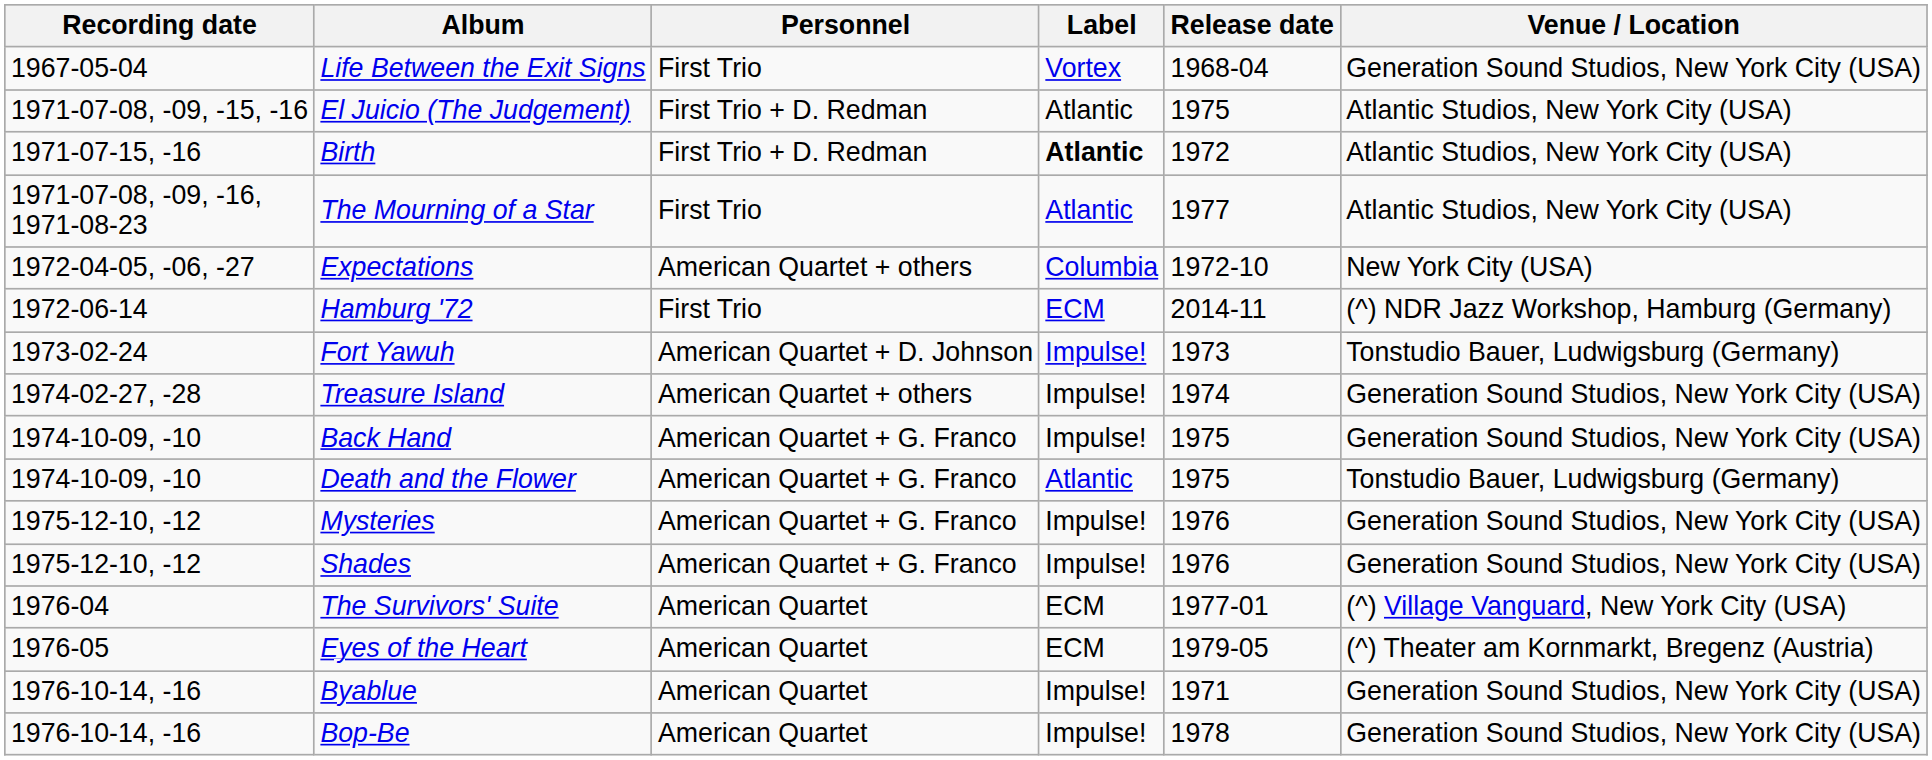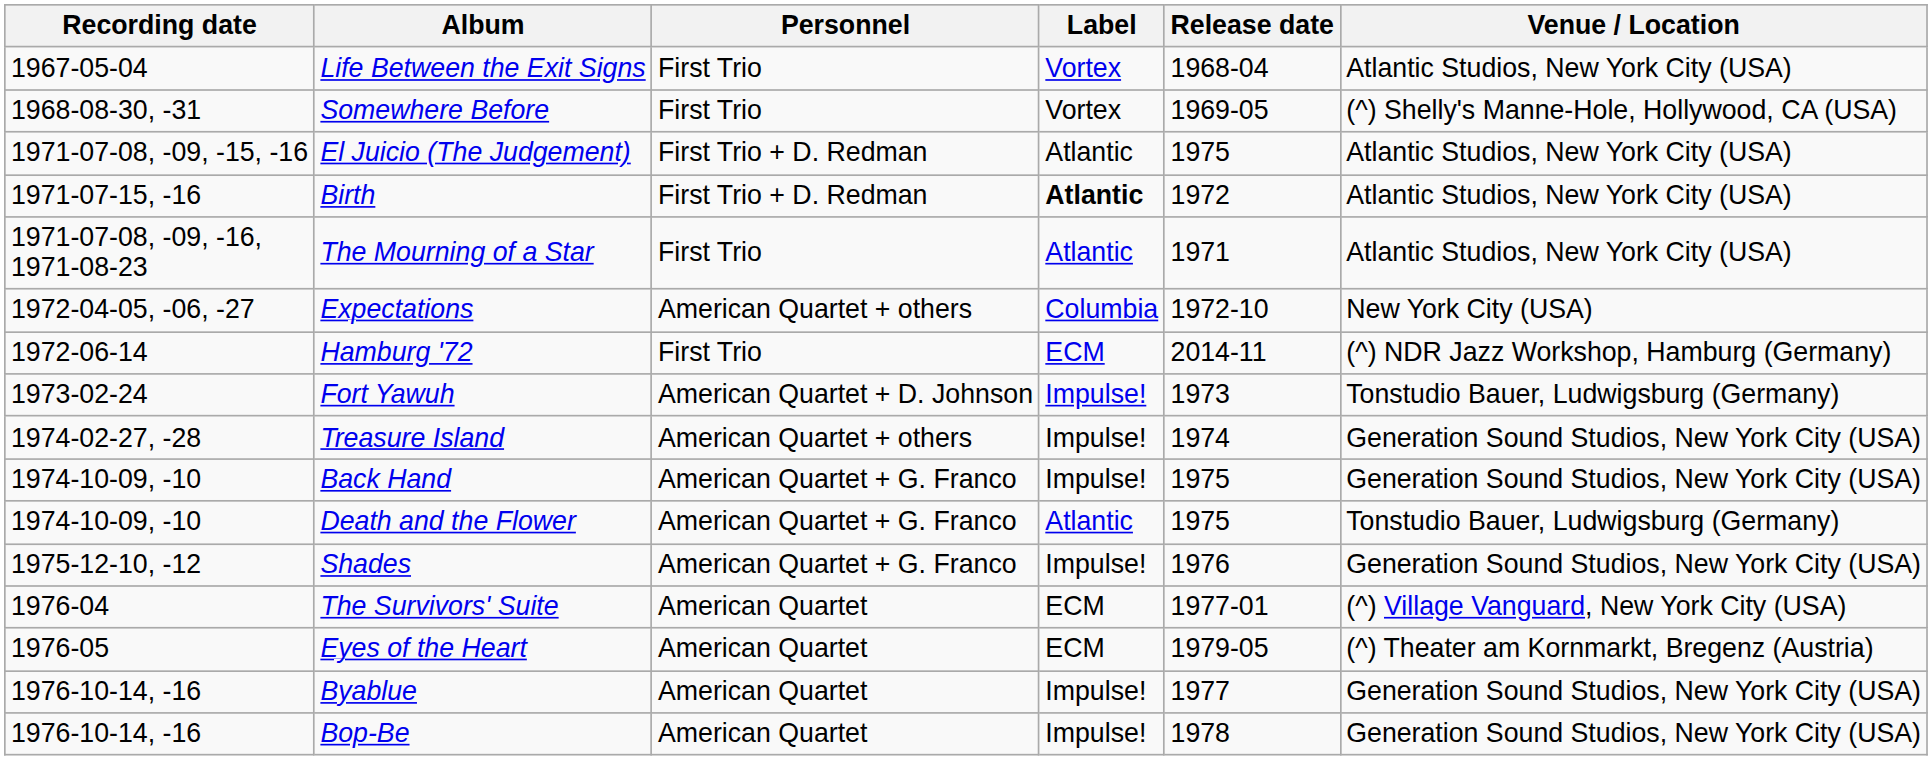(1634, 68) Generation Sound Studios, New York City (USA) -> (1569, 68) Atlantic Studios, New York City (USA)
+ row: (435, 110)
(1200, 210) 1977 -> (1200, 252) 1971
- row: (378, 521)
(1200, 691) 1971 -> (1200, 691) 1977
